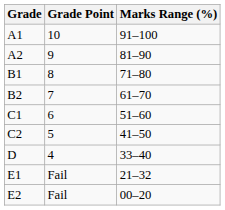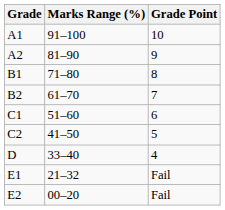columns swapped: (169, 14) <-> (81, 14)
